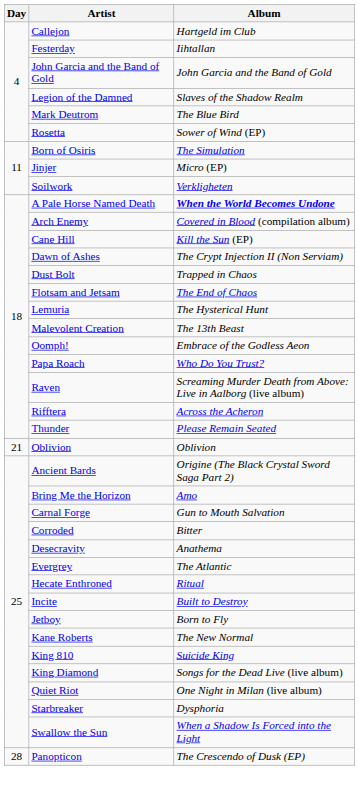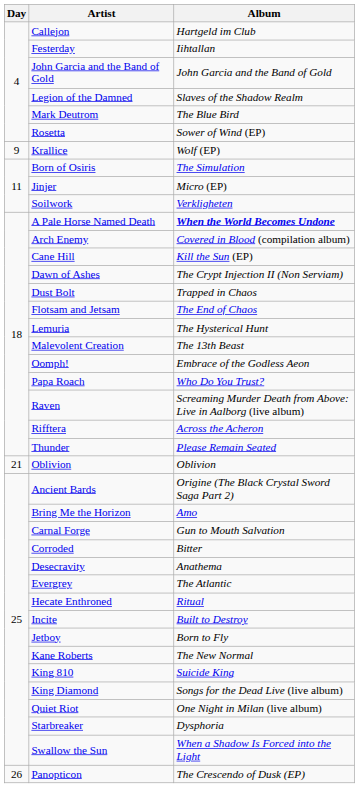+ row: (49, 150)
(17, 756) 28 -> (17, 774) 26
